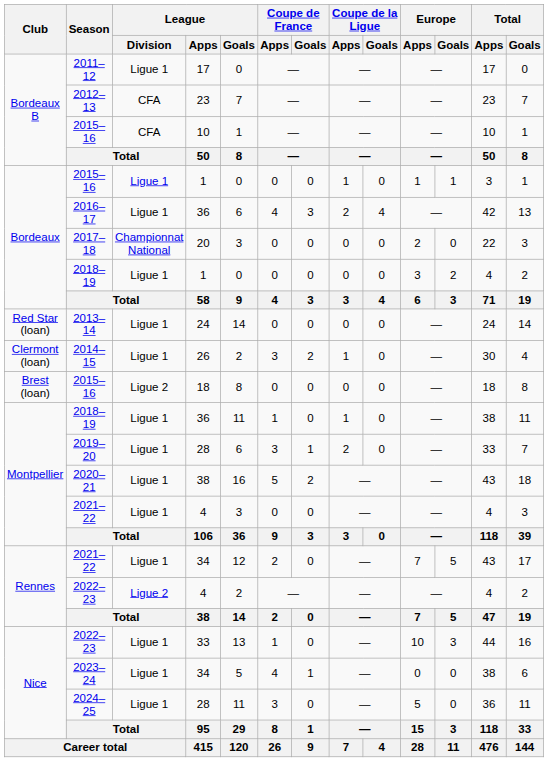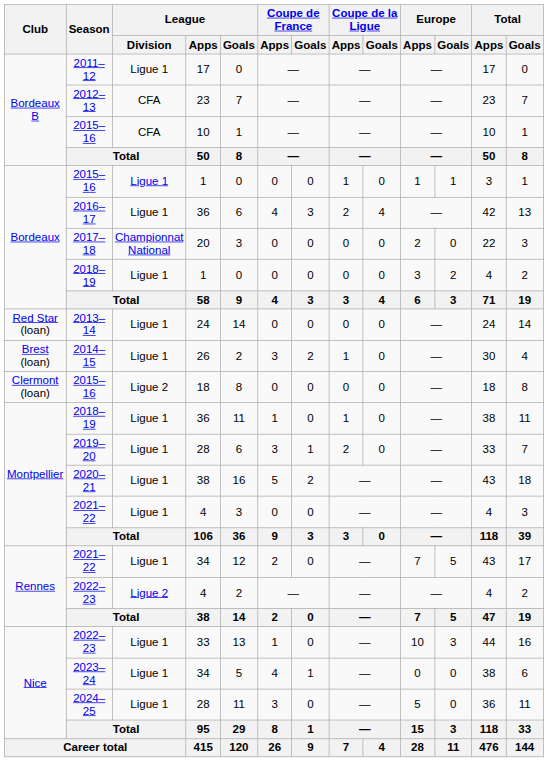(35, 355) Clermont (loan) -> (35, 355) Brest (loan)
(35, 387) Brest (loan) -> (35, 387) Clermont (loan)
